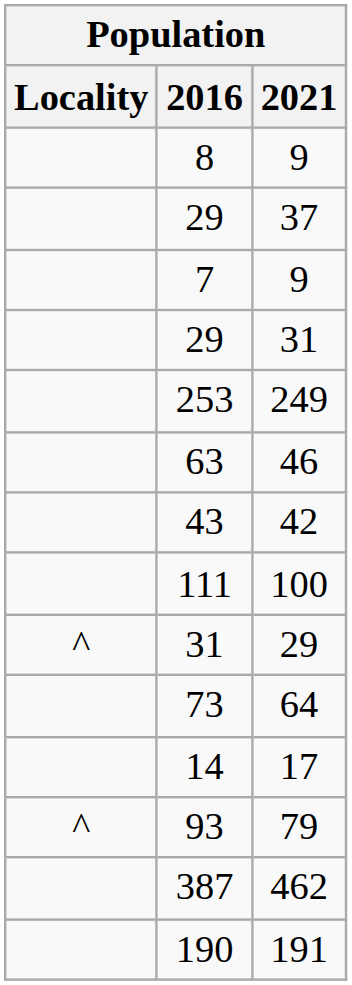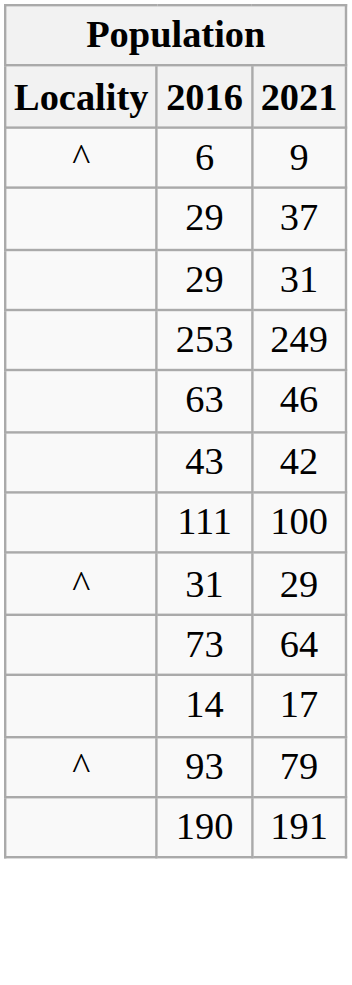- row: (205, 156)
+ row: (205, 156)
- row: (205, 278)
- row: (205, 887)
